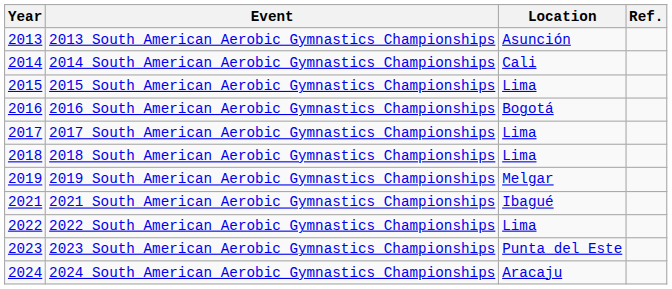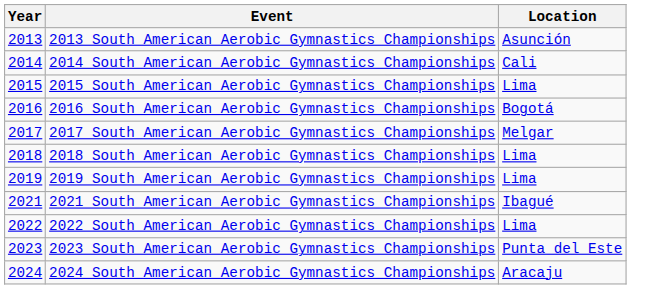- column: (646, 16)
(519, 133) Lima -> (528, 133) Melgar
(528, 179) Melgar -> (519, 179) Lima
